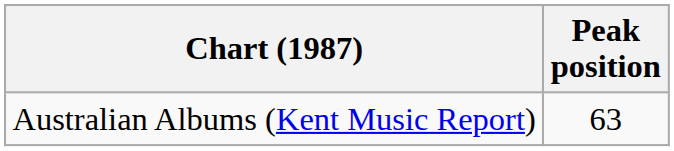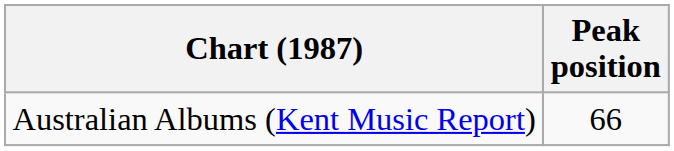(606, 118) 63 -> (606, 118) 66
